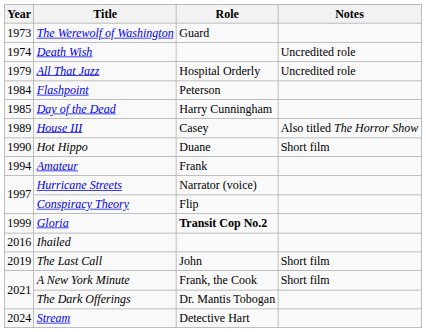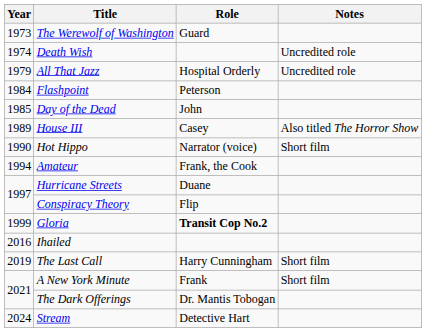(226, 109) Harry Cunningham -> (191, 109) John
(195, 147) Duane -> (218, 147) Narrator (voice)
(193, 166) Frank -> (218, 166) Frank, the Cook
(218, 185) Narrator (voice) -> (195, 185) Duane
(191, 261) John -> (226, 261) Harry Cunningham
(218, 280) Frank, the Cook -> (193, 280) Frank
